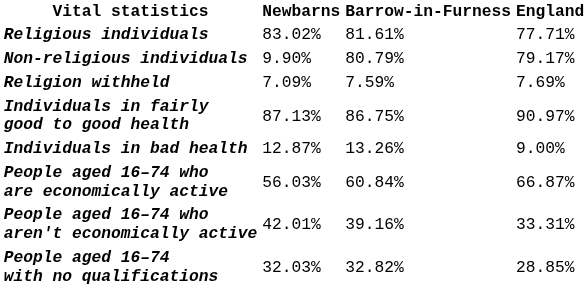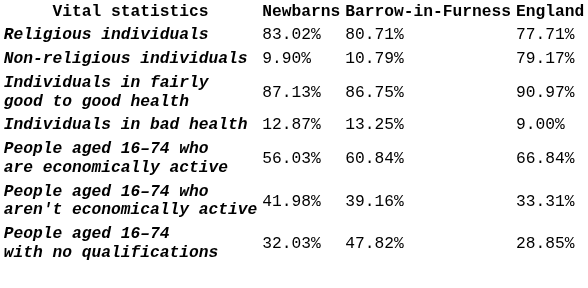(375, 35) 81.61% -> (375, 35) 80.71%
(375, 59) 80.79% -> (375, 59) 10.79%
- row: (87, 82)
(375, 149) 13.26% -> (375, 125) 13.25%
(545, 182) 66.87% -> (545, 158) 66.84%
(292, 224) 42.01% -> (292, 200) 41.98%
(375, 267) 32.82% -> (375, 243) 47.82%
